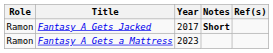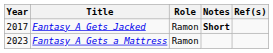columns swapped: (188, 12) <-> (20, 12)
